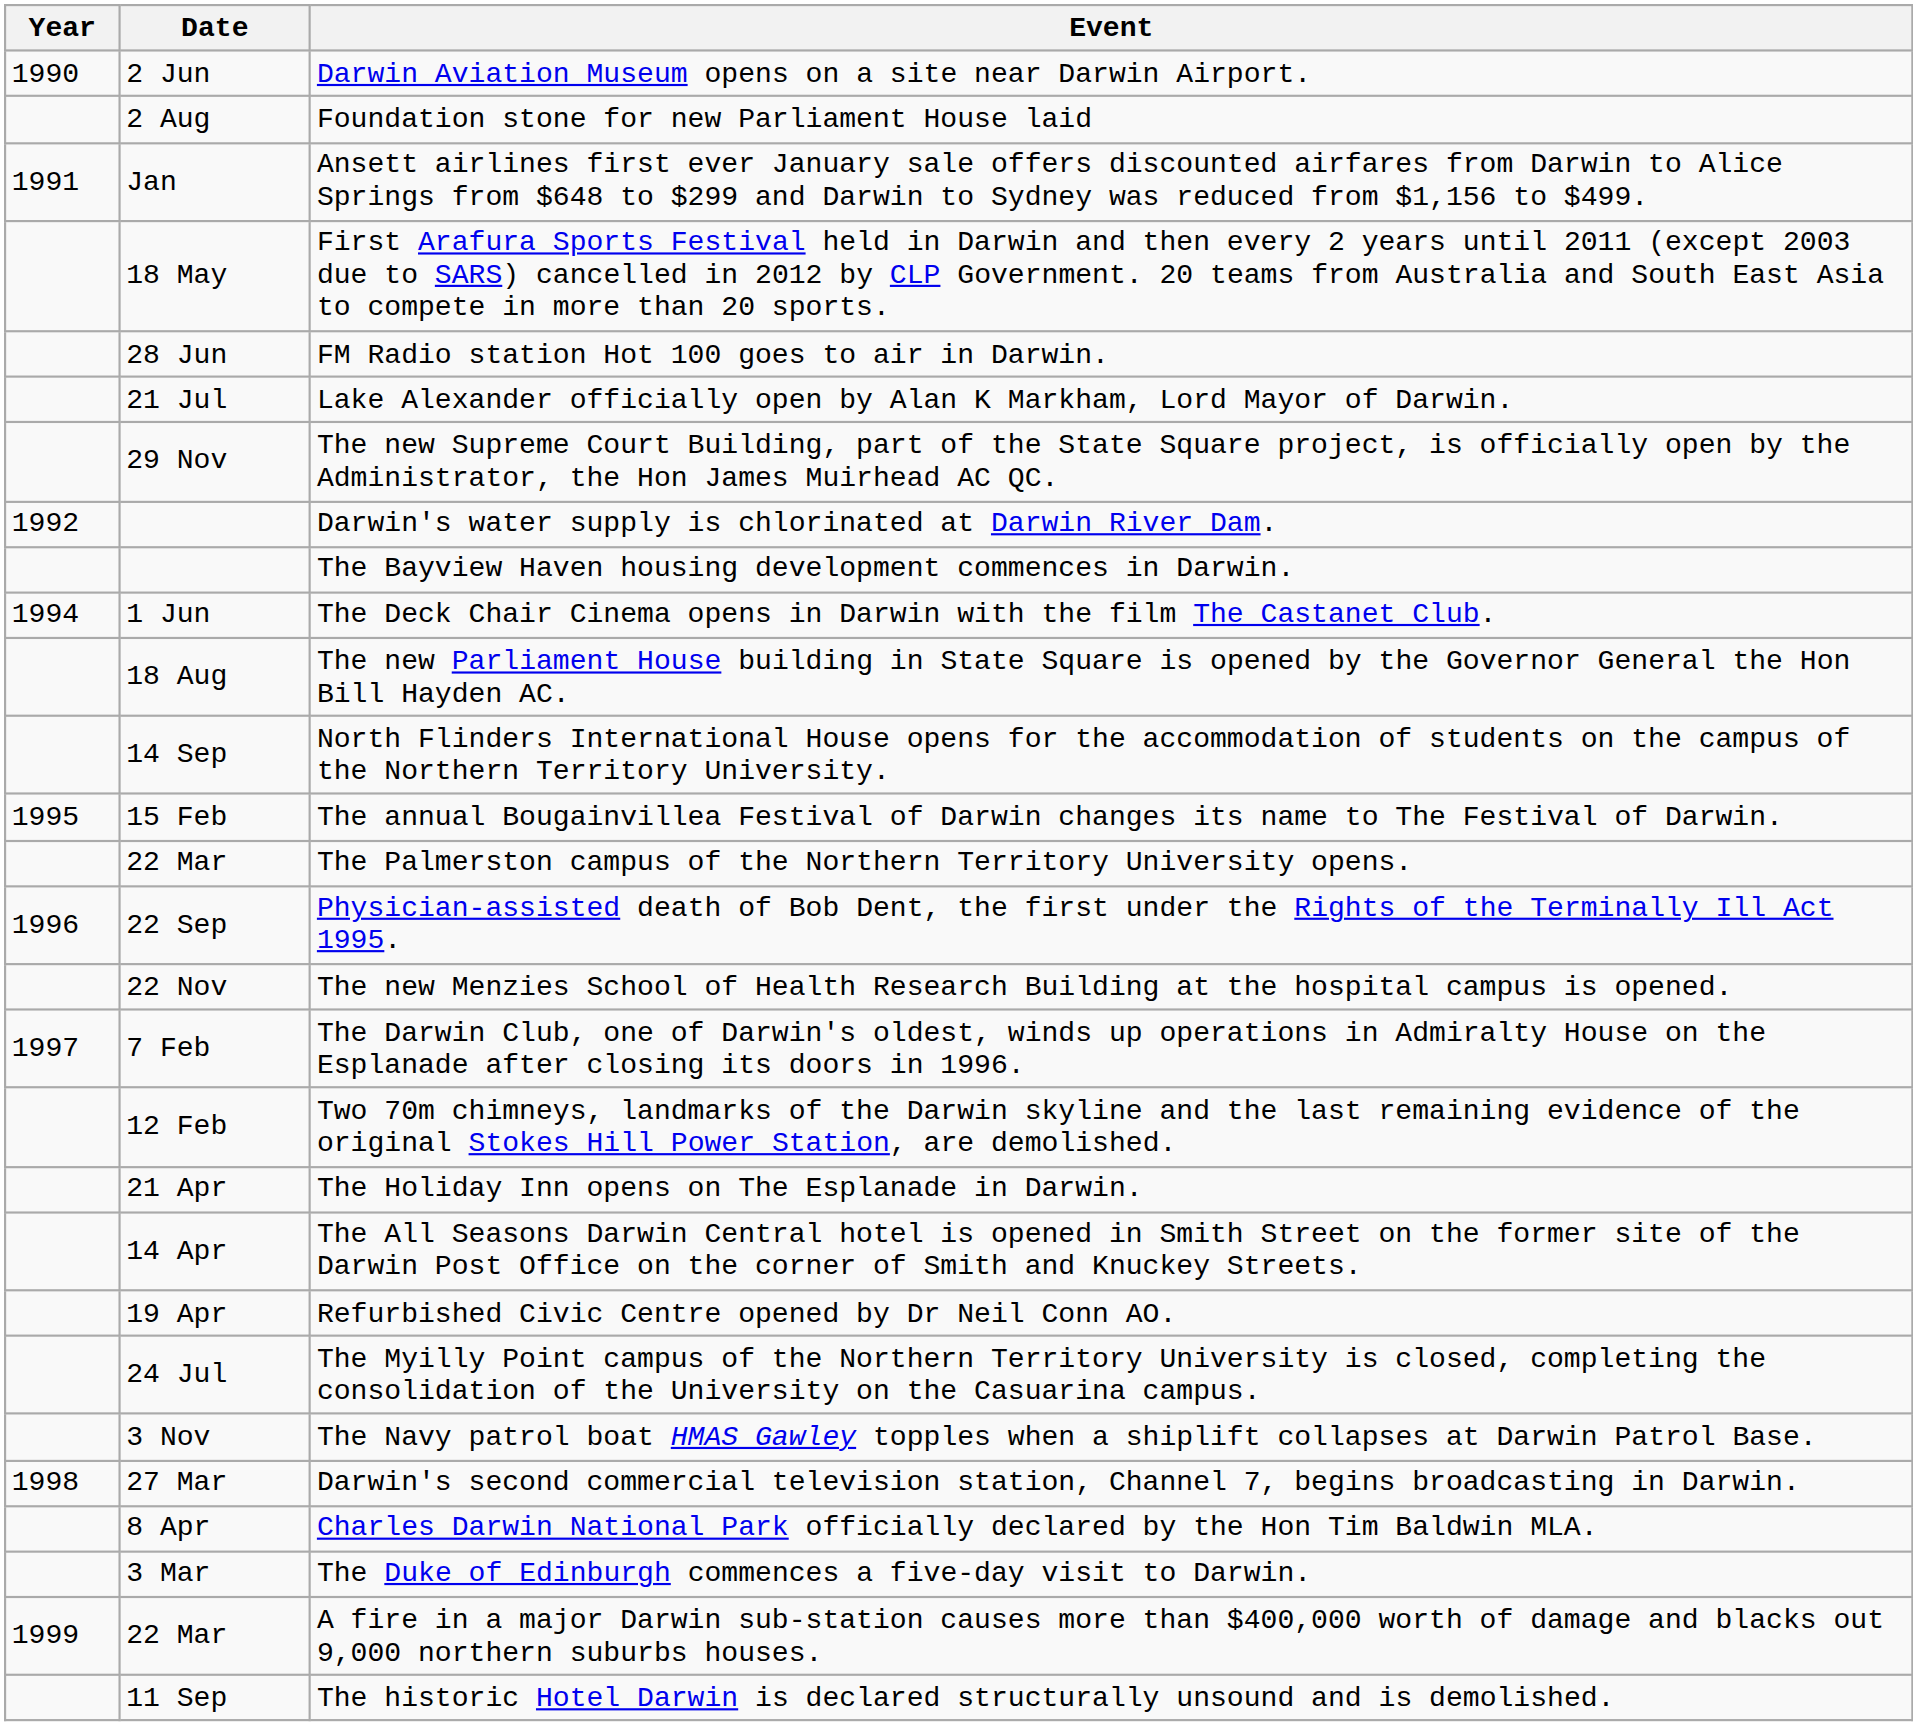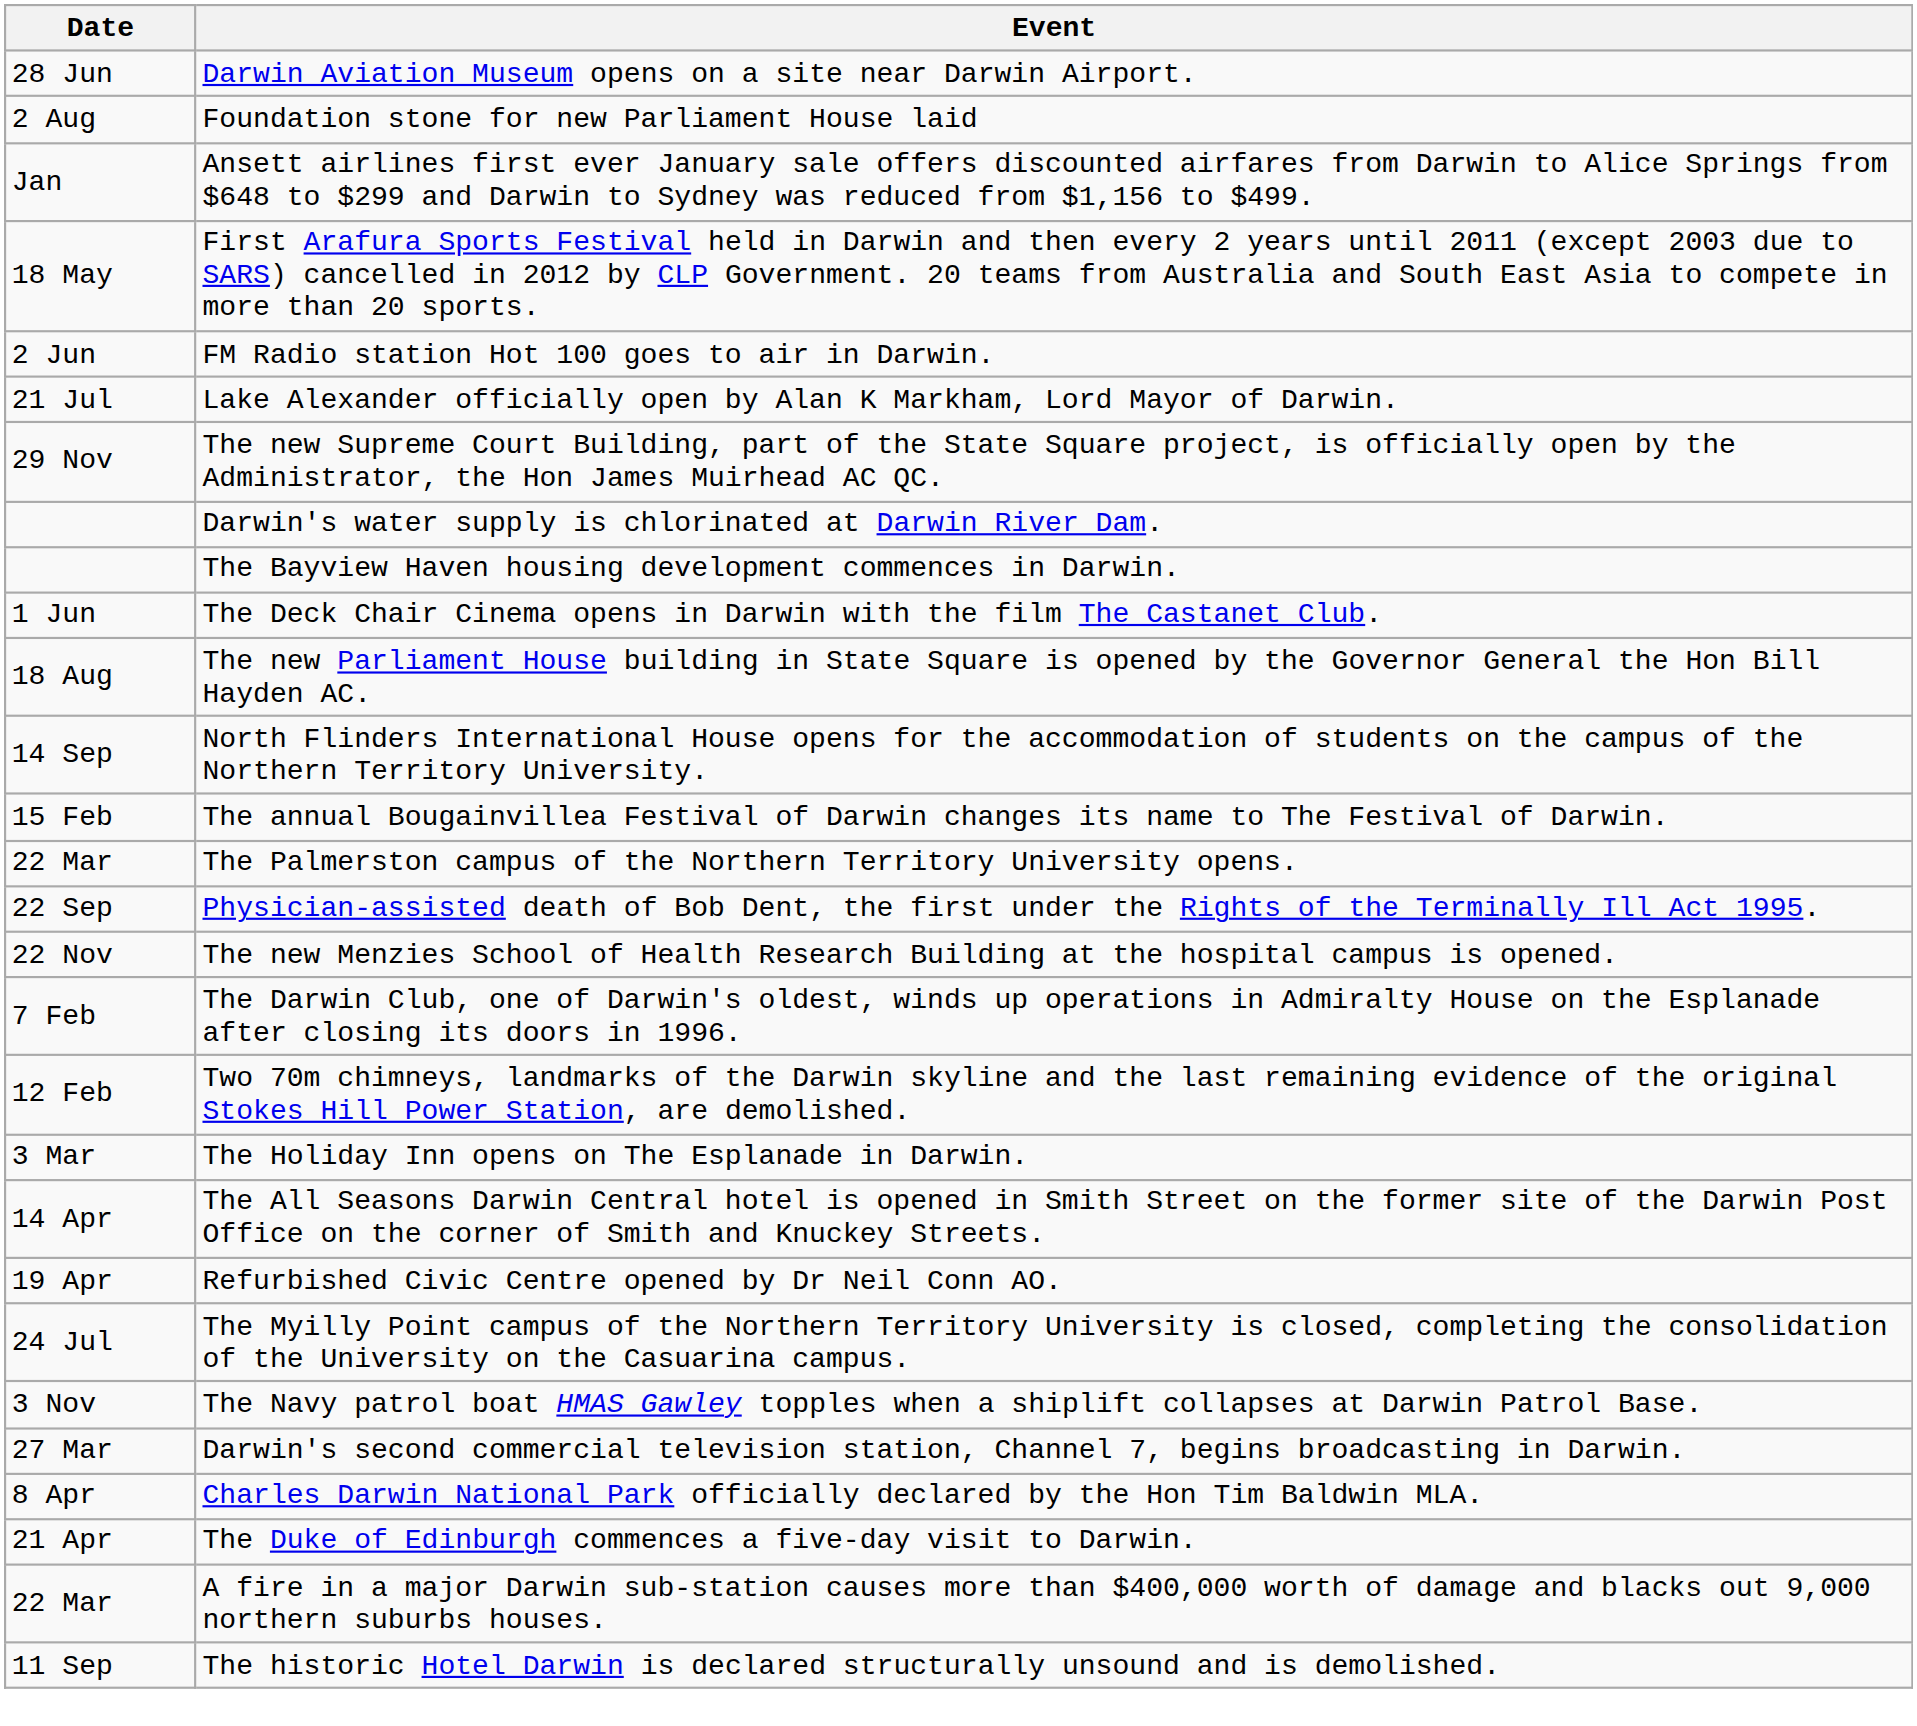- column: (62, 28)
(168, 74) 2 Jun -> (62, 74) 28 Jun
(177, 354) 28 Jun -> (54, 354) 2 Jun
(177, 1189) 21 Apr -> (54, 1157) 3 Mar
(168, 1574) 3 Mar -> (62, 1542) 21 Apr
